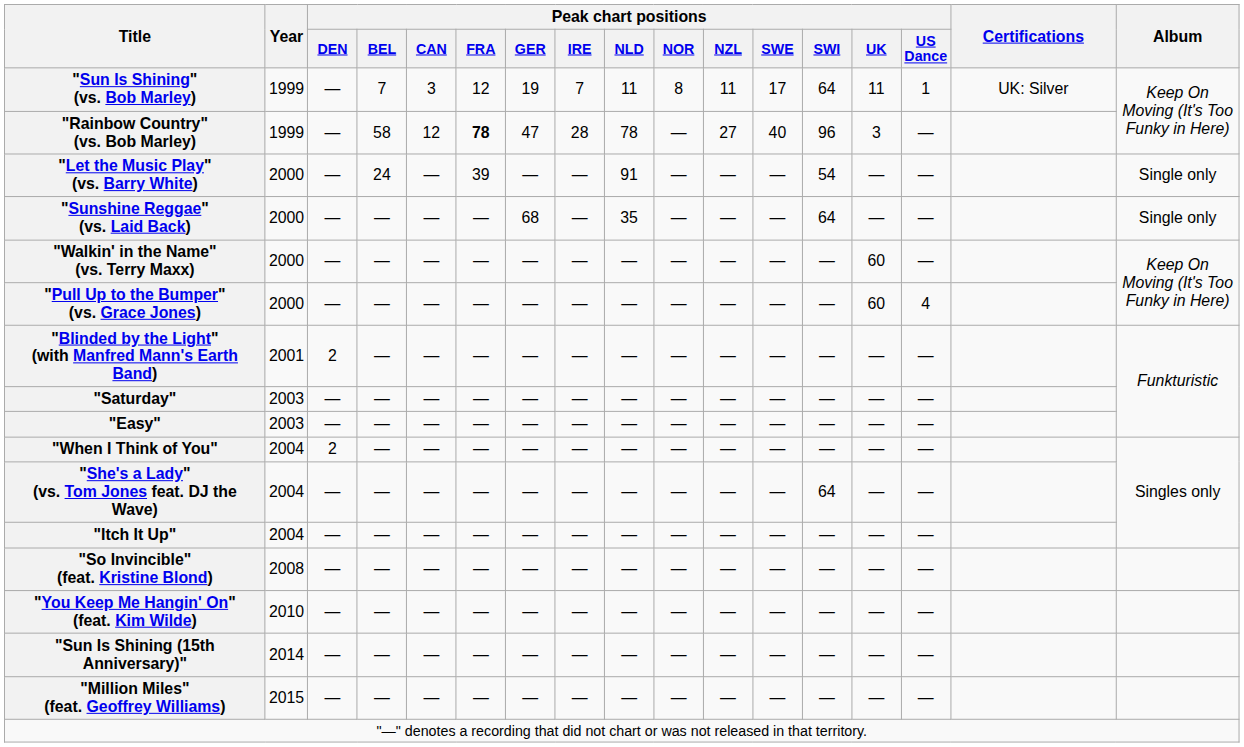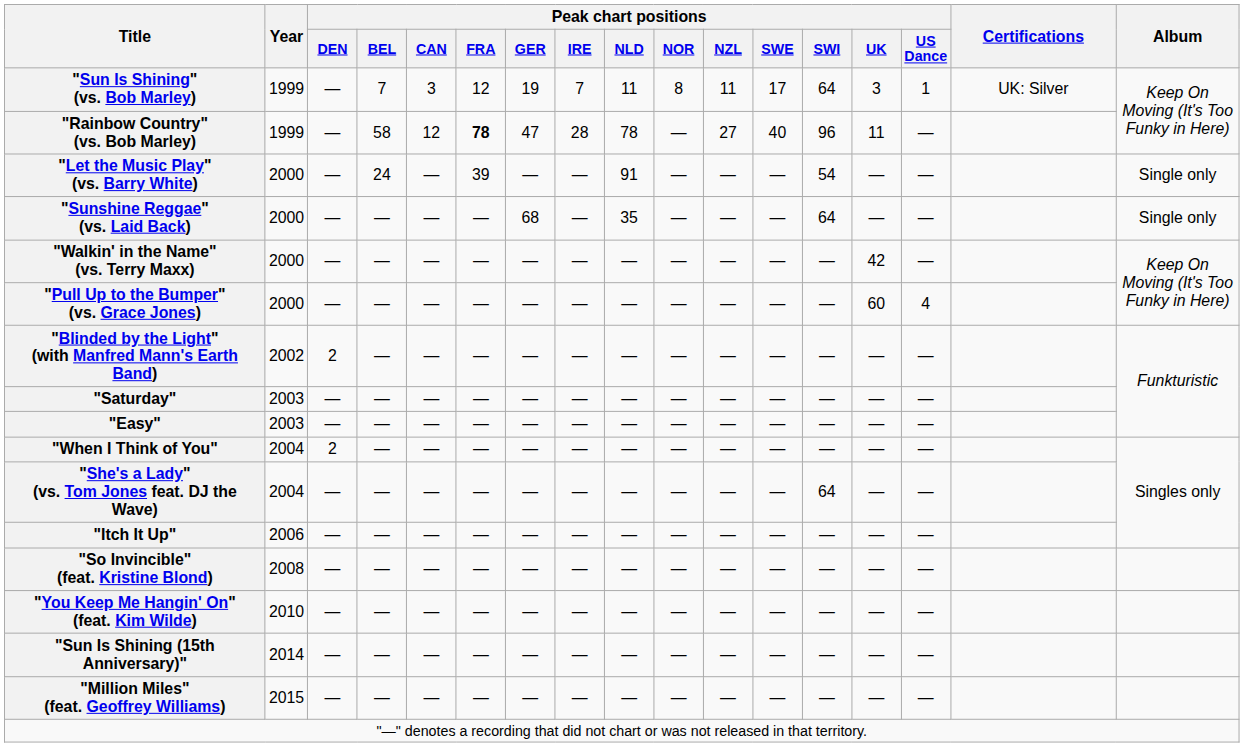(876, 89) 11 -> (876, 89) 3
(876, 132) 3 -> (876, 132) 11
(876, 261) 60 -> (876, 261) 42
(287, 356) 2001 -> (287, 356) 2002
(287, 535) 2004 -> (287, 535) 2006
